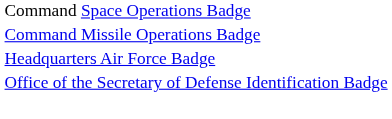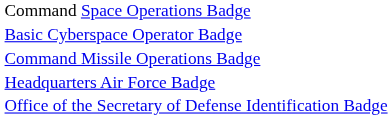+ row: (123, 34)
